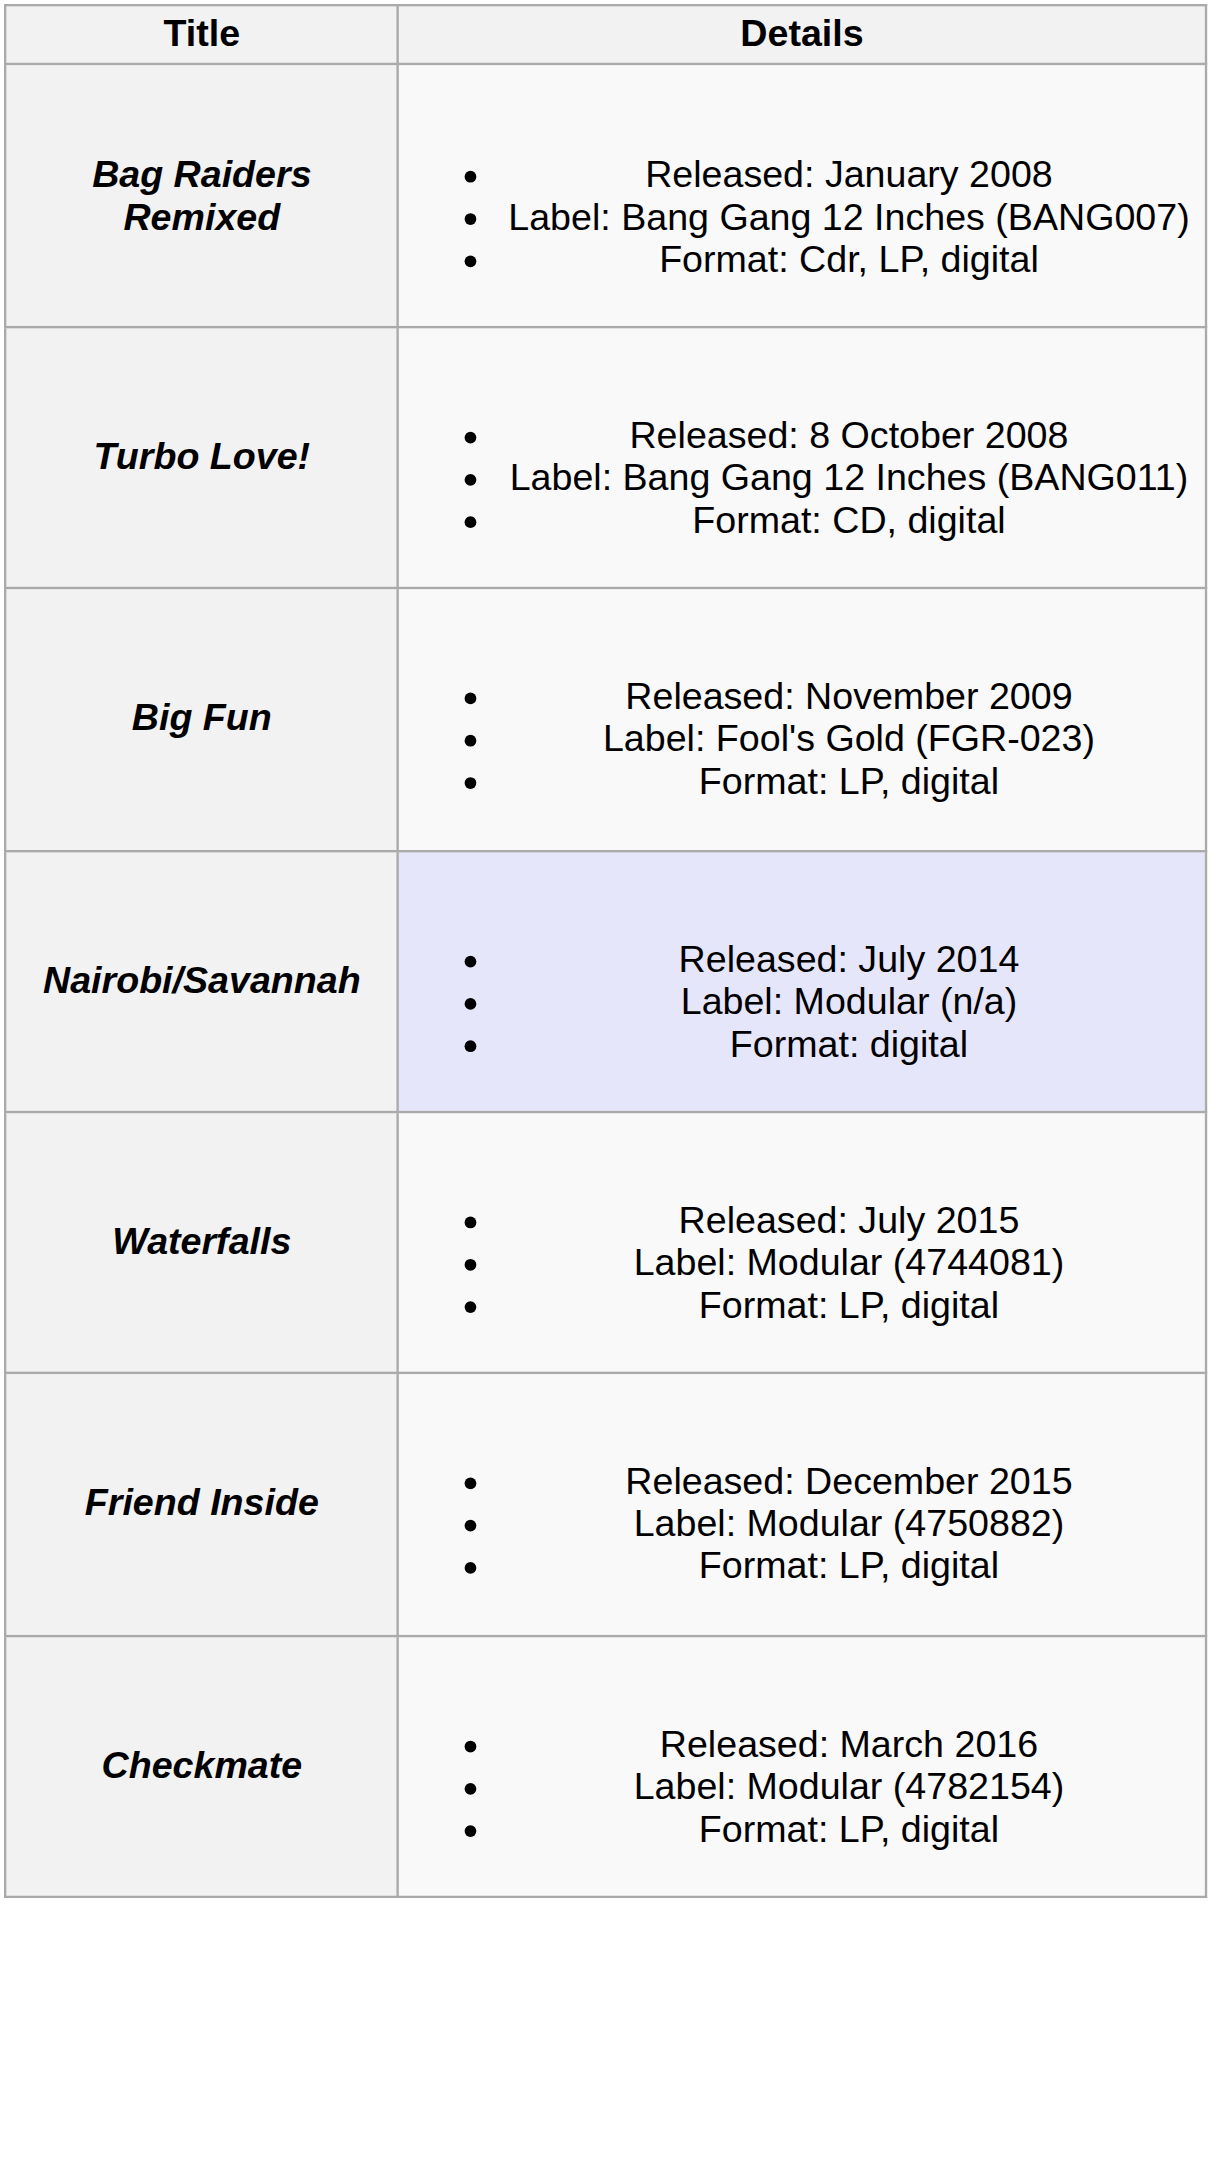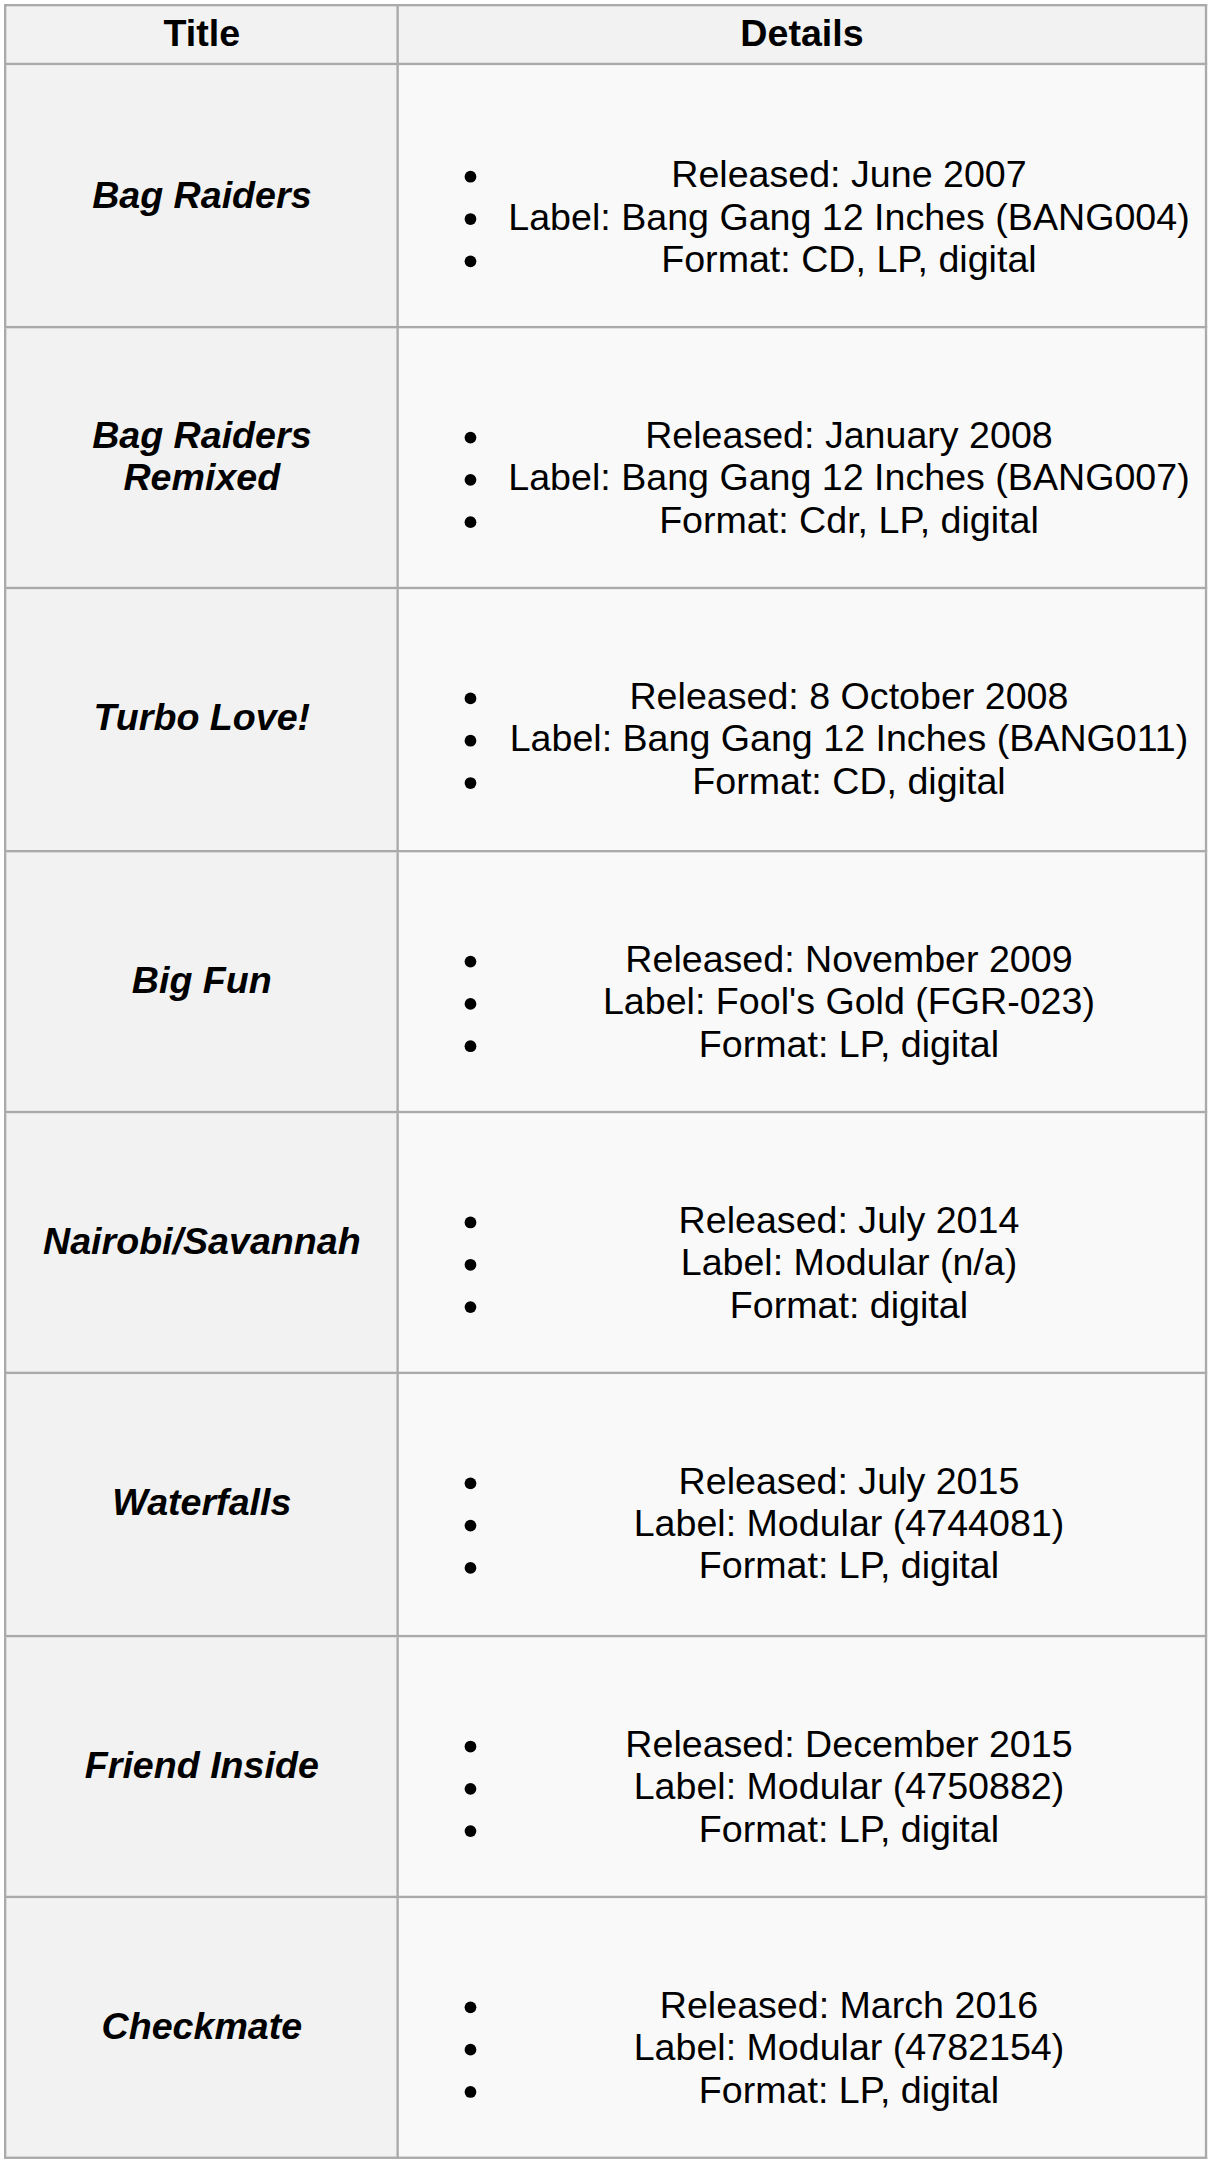+ row: (202, 194)
(802, 1002) lavender background -> (802, 1264) no background
